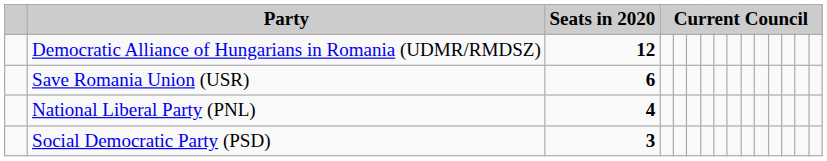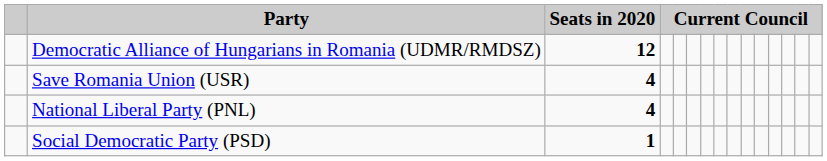(651, 79) 6 -> (651, 79) 4
(651, 140) 3 -> (651, 140) 1
